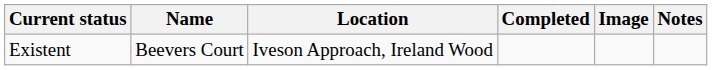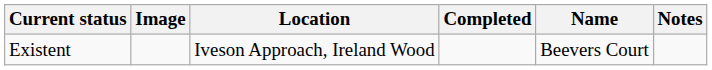columns swapped: (190, 19) <-> (624, 19)
